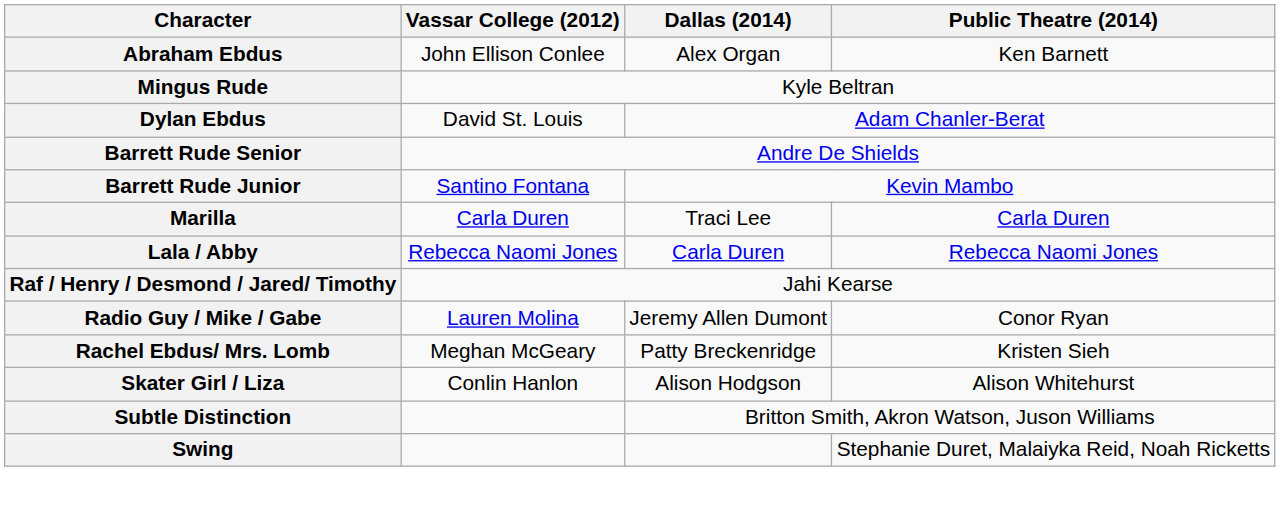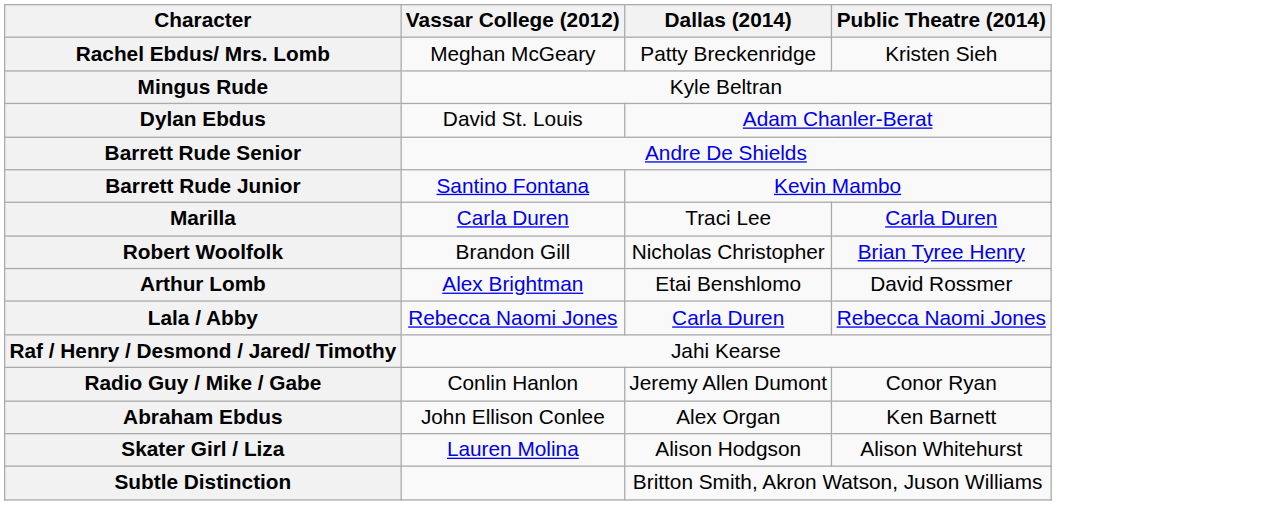rows swapped: (203, 53) <-> (203, 350)
+ row: (203, 251)
+ row: (203, 284)
(513, 317) Lauren Molina -> (513, 383) Conlin Hanlon
(513, 383) Conlin Hanlon -> (513, 449) Lauren Molina
- row: (203, 449)
